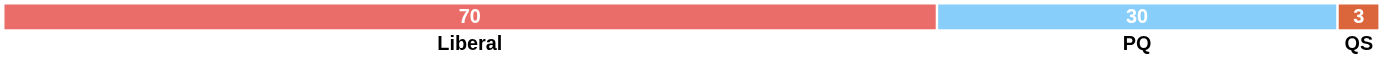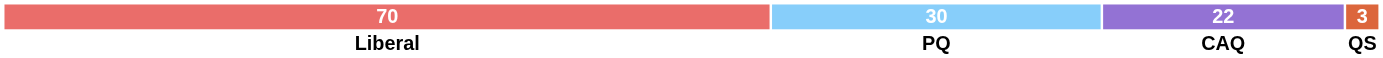+ column: (1223, 16)
